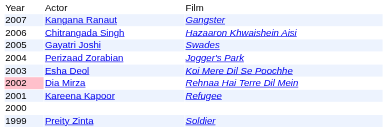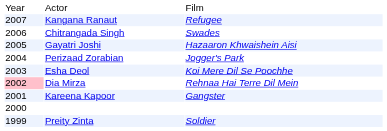(205, 20) Gangster -> (204, 20) Refugee
(241, 33) Hazaaron Khwaishein Aisi -> (203, 33) Swades
(203, 45) Swades -> (241, 45) Hazaaron Khwaishein Aisi
(204, 96) Refugee -> (205, 96) Gangster
